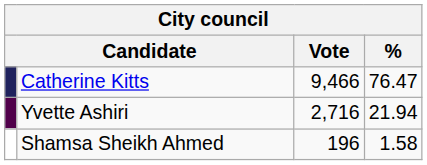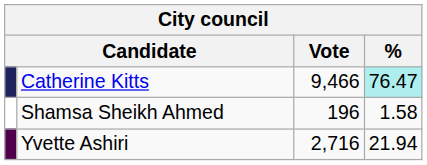(393, 81) no background -> (393, 81) paleturquoise background
rows swapped: (75, 112) <-> (122, 143)
